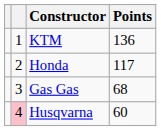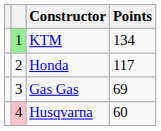(19, 40) no background -> (19, 40) lightgreen background
(124, 40) 136 -> (124, 40) 134
(120, 88) 68 -> (120, 88) 69
